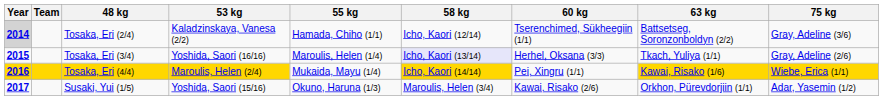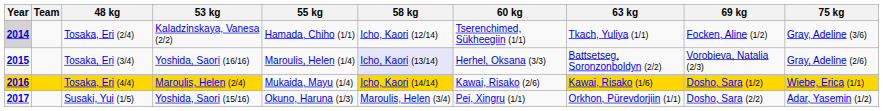+ column: (734, 13)
(687, 34) Battsetseg, Soronzonboldyn (2/2) -> (608, 34) Tkach, Yuliya (1/1)
(680, 56) Tkach, Yuliya (1/1) -> (615, 61) Battsetseg, Soronzonboldyn (2/2)
(549, 72) Pei, Xingru (1/1) -> (498, 83) Kawai, Risako (2/6)
(556, 88) Kawai, Risako (2/6) -> (490, 99) Pei, Xingru (1/1)
